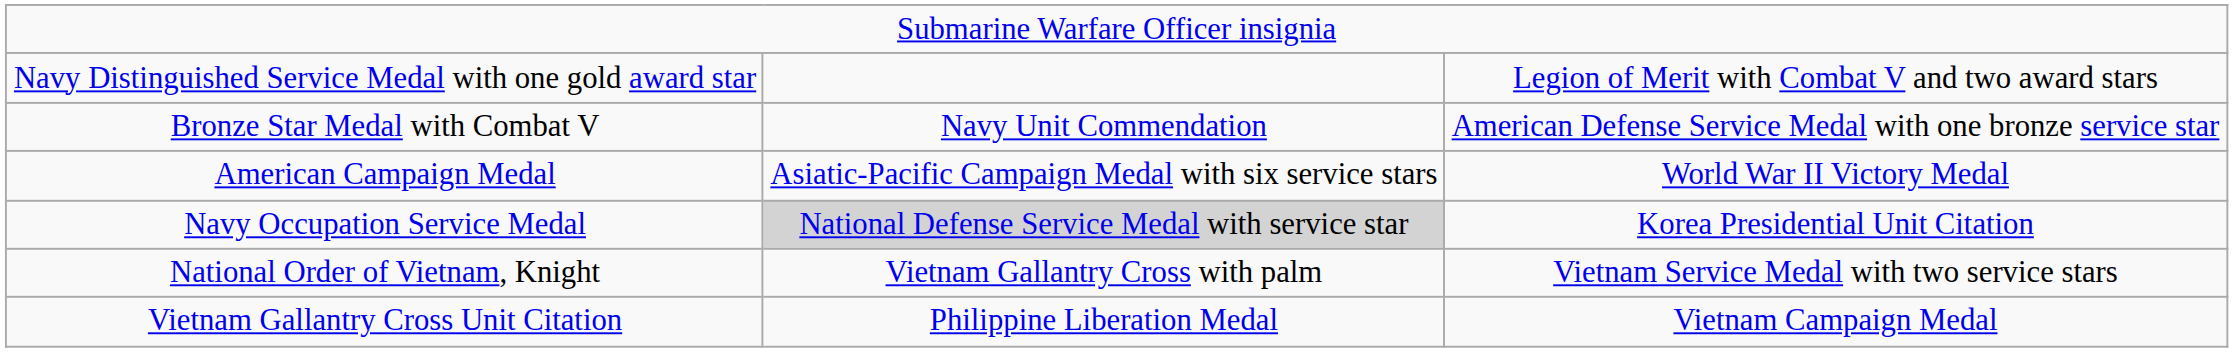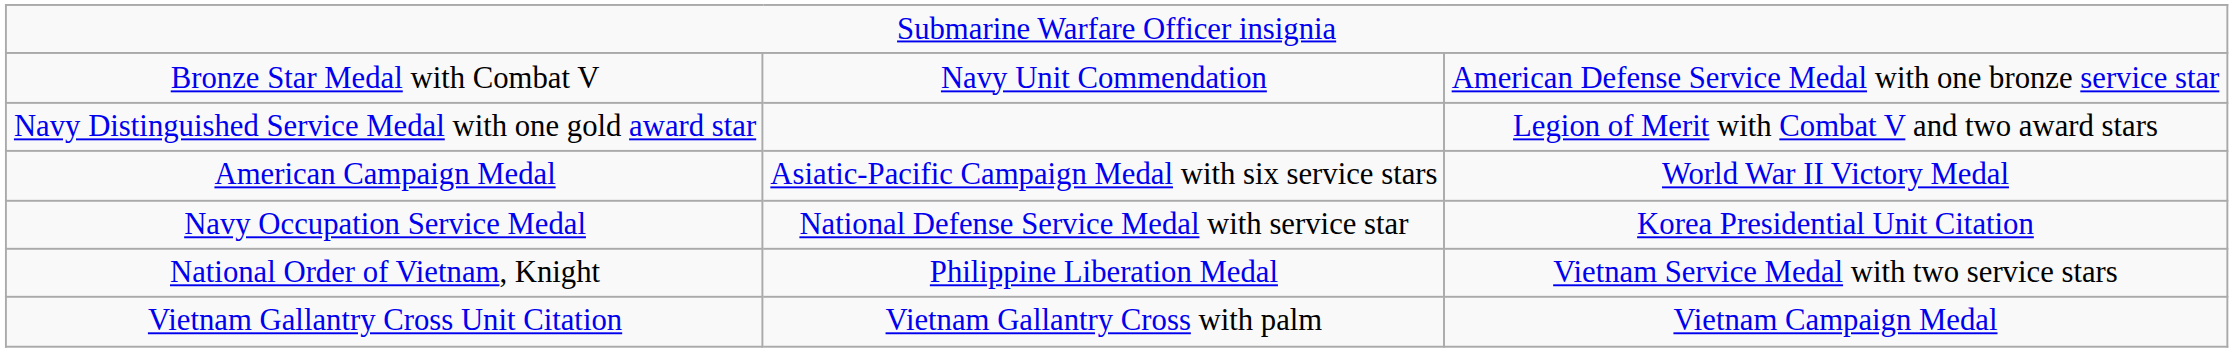rows swapped: (385, 77) <-> (385, 126)
(1104, 223) lightgrey background -> (1104, 223) no background
(1104, 272) Vietnam Gallantry Cross with palm -> (1104, 272) Philippine Liberation Medal
(1104, 321) Philippine Liberation Medal -> (1104, 321) Vietnam Gallantry Cross with palm
